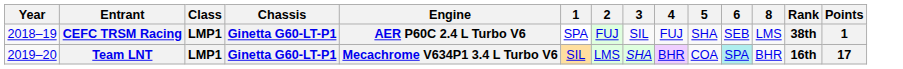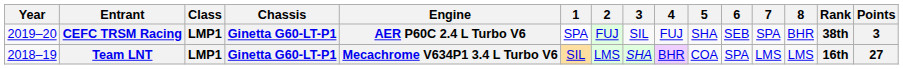+ column: (768, 14)
(32, 34) 2018–19 -> (32, 34) 2019–20
(769, 34) LMS -> (801, 34) BHR
(844, 34) 1 -> (876, 34) 3
(32, 54) 2019–20 -> (32, 54) 2018–19
(737, 54) paleturquoise background -> (737, 54) no background
(769, 54) BHR -> (801, 54) LMS
(844, 54) 17 -> (876, 54) 27
